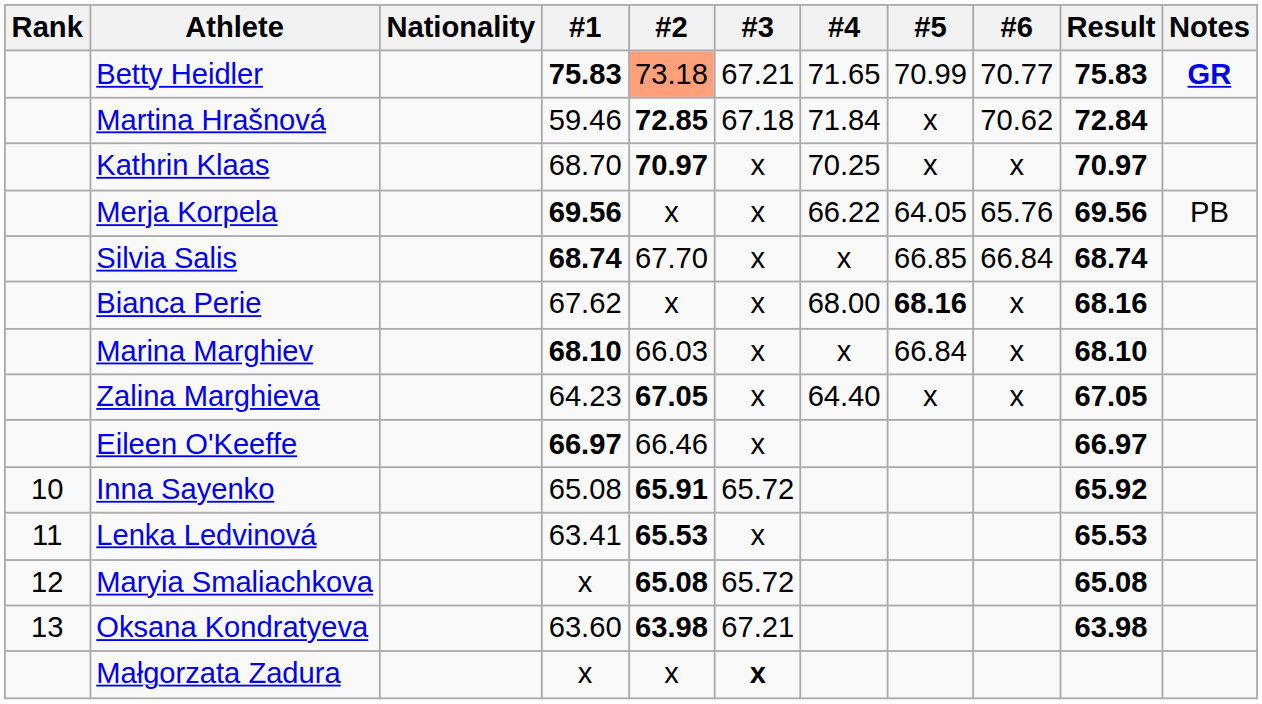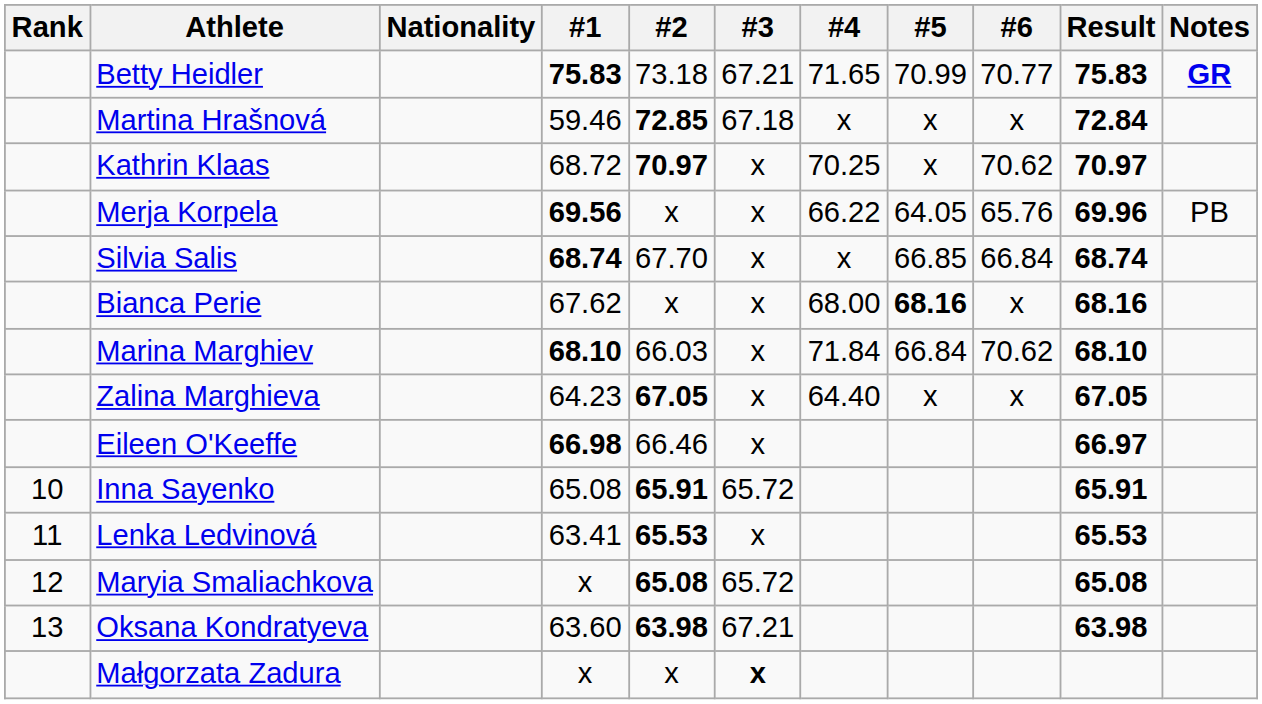(671, 73) lightsalmon background -> (671, 73) no background
(844, 119) 71.84 -> (844, 119) x
(1017, 119) 70.62 -> (1017, 119) x
(585, 166) 68.70 -> (585, 166) 68.72
(1017, 166) x -> (1017, 166) 70.62
(1111, 212) 69.56 -> (1111, 212) 69.96
(844, 350) x -> (844, 350) 71.84
(1017, 350) x -> (1017, 350) 70.62
(585, 443) 66.97 -> (585, 443) 66.98
(1111, 489) 65.92 -> (1111, 489) 65.91
